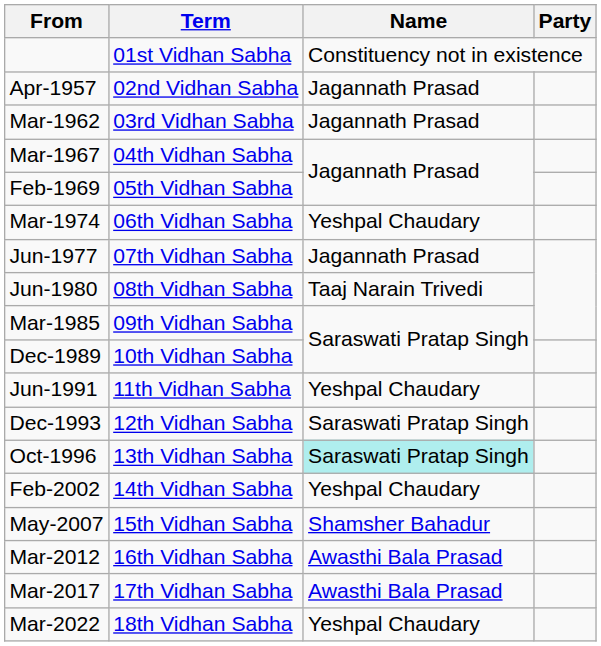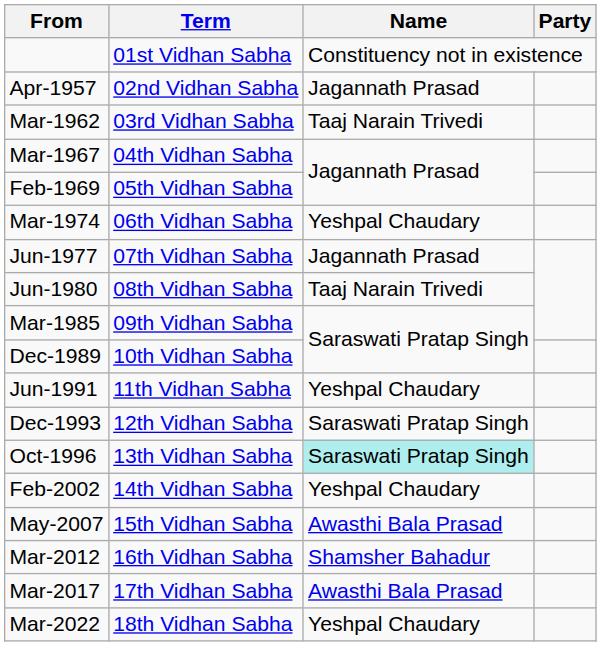(394, 121) Jagannath Prasad -> (396, 121) Taaj Narain Trivedi
(399, 523) Shamsher Bahadur -> (405, 523) Awasthi Bala Prasad
(405, 557) Awasthi Bala Prasad -> (399, 557) Shamsher Bahadur
